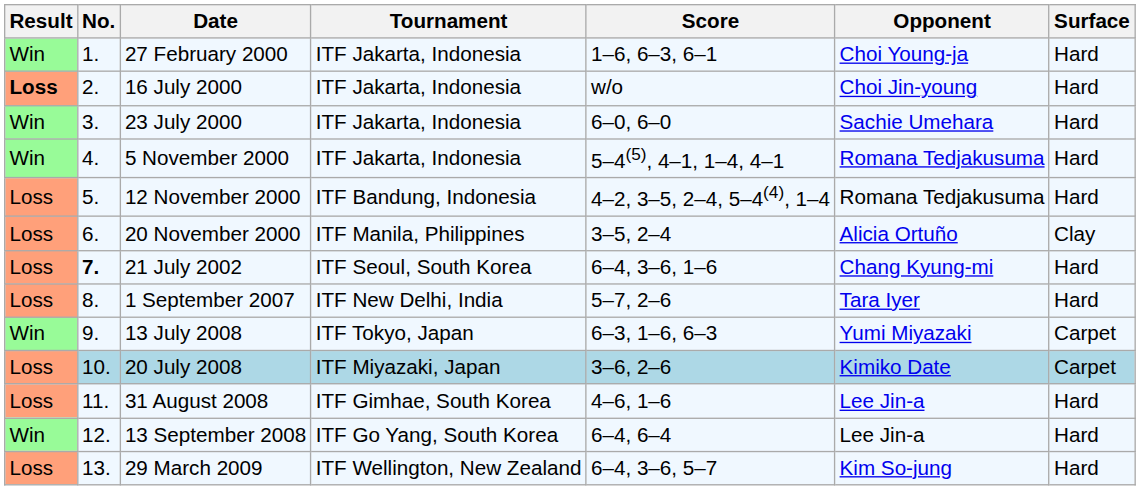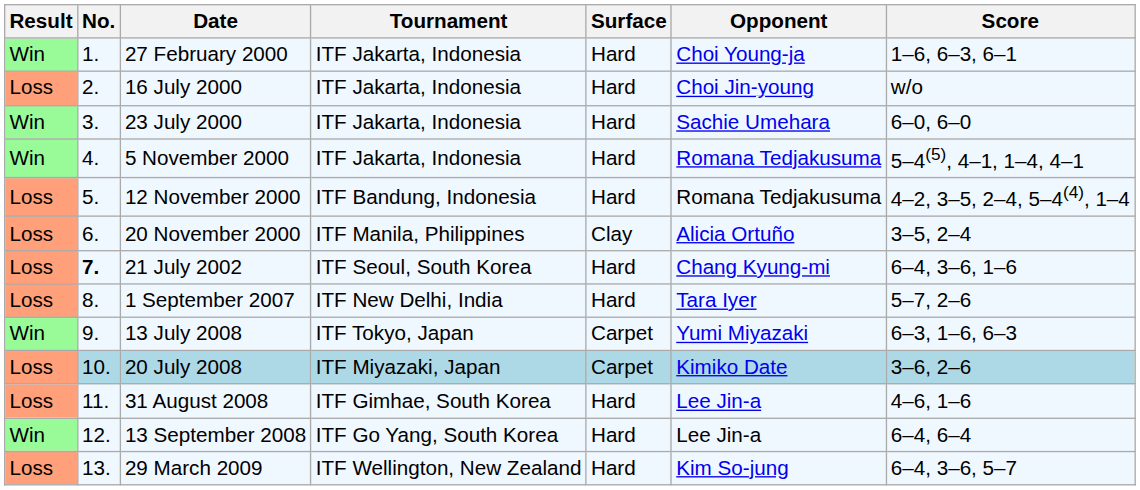columns swapped: (1092, 20) <-> (711, 20)
(34, 87) bold -> (31, 87) normal
